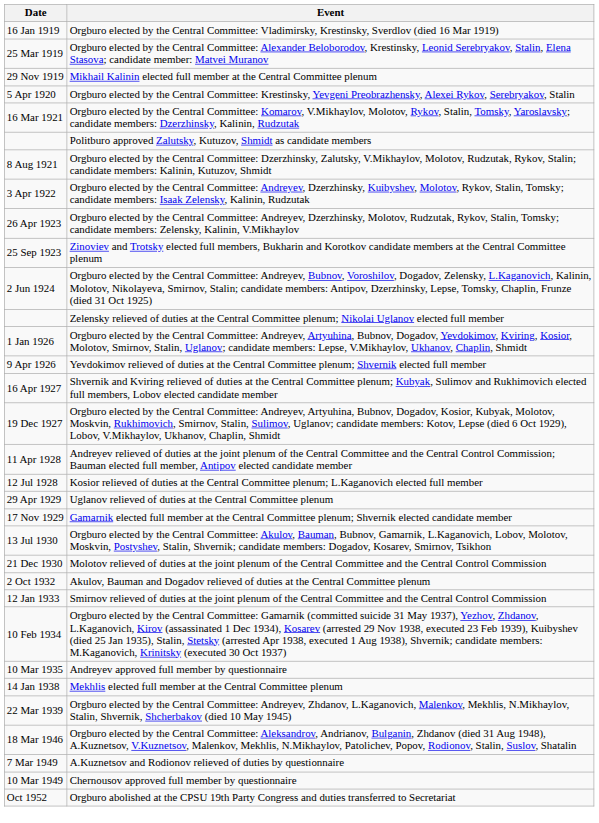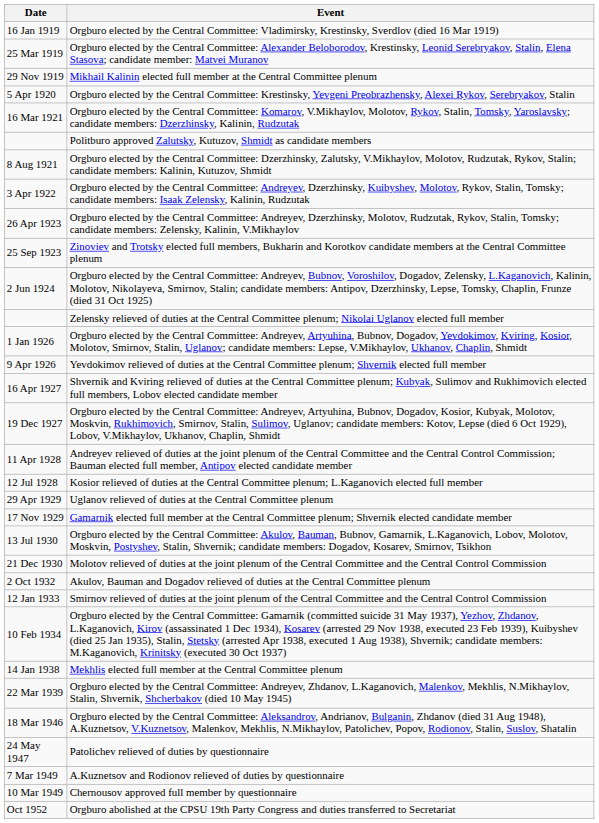- row: (178, 669)
+ row: (169, 752)
